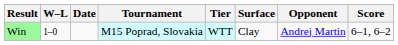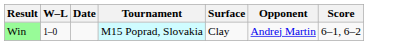- column: (220, 13)
